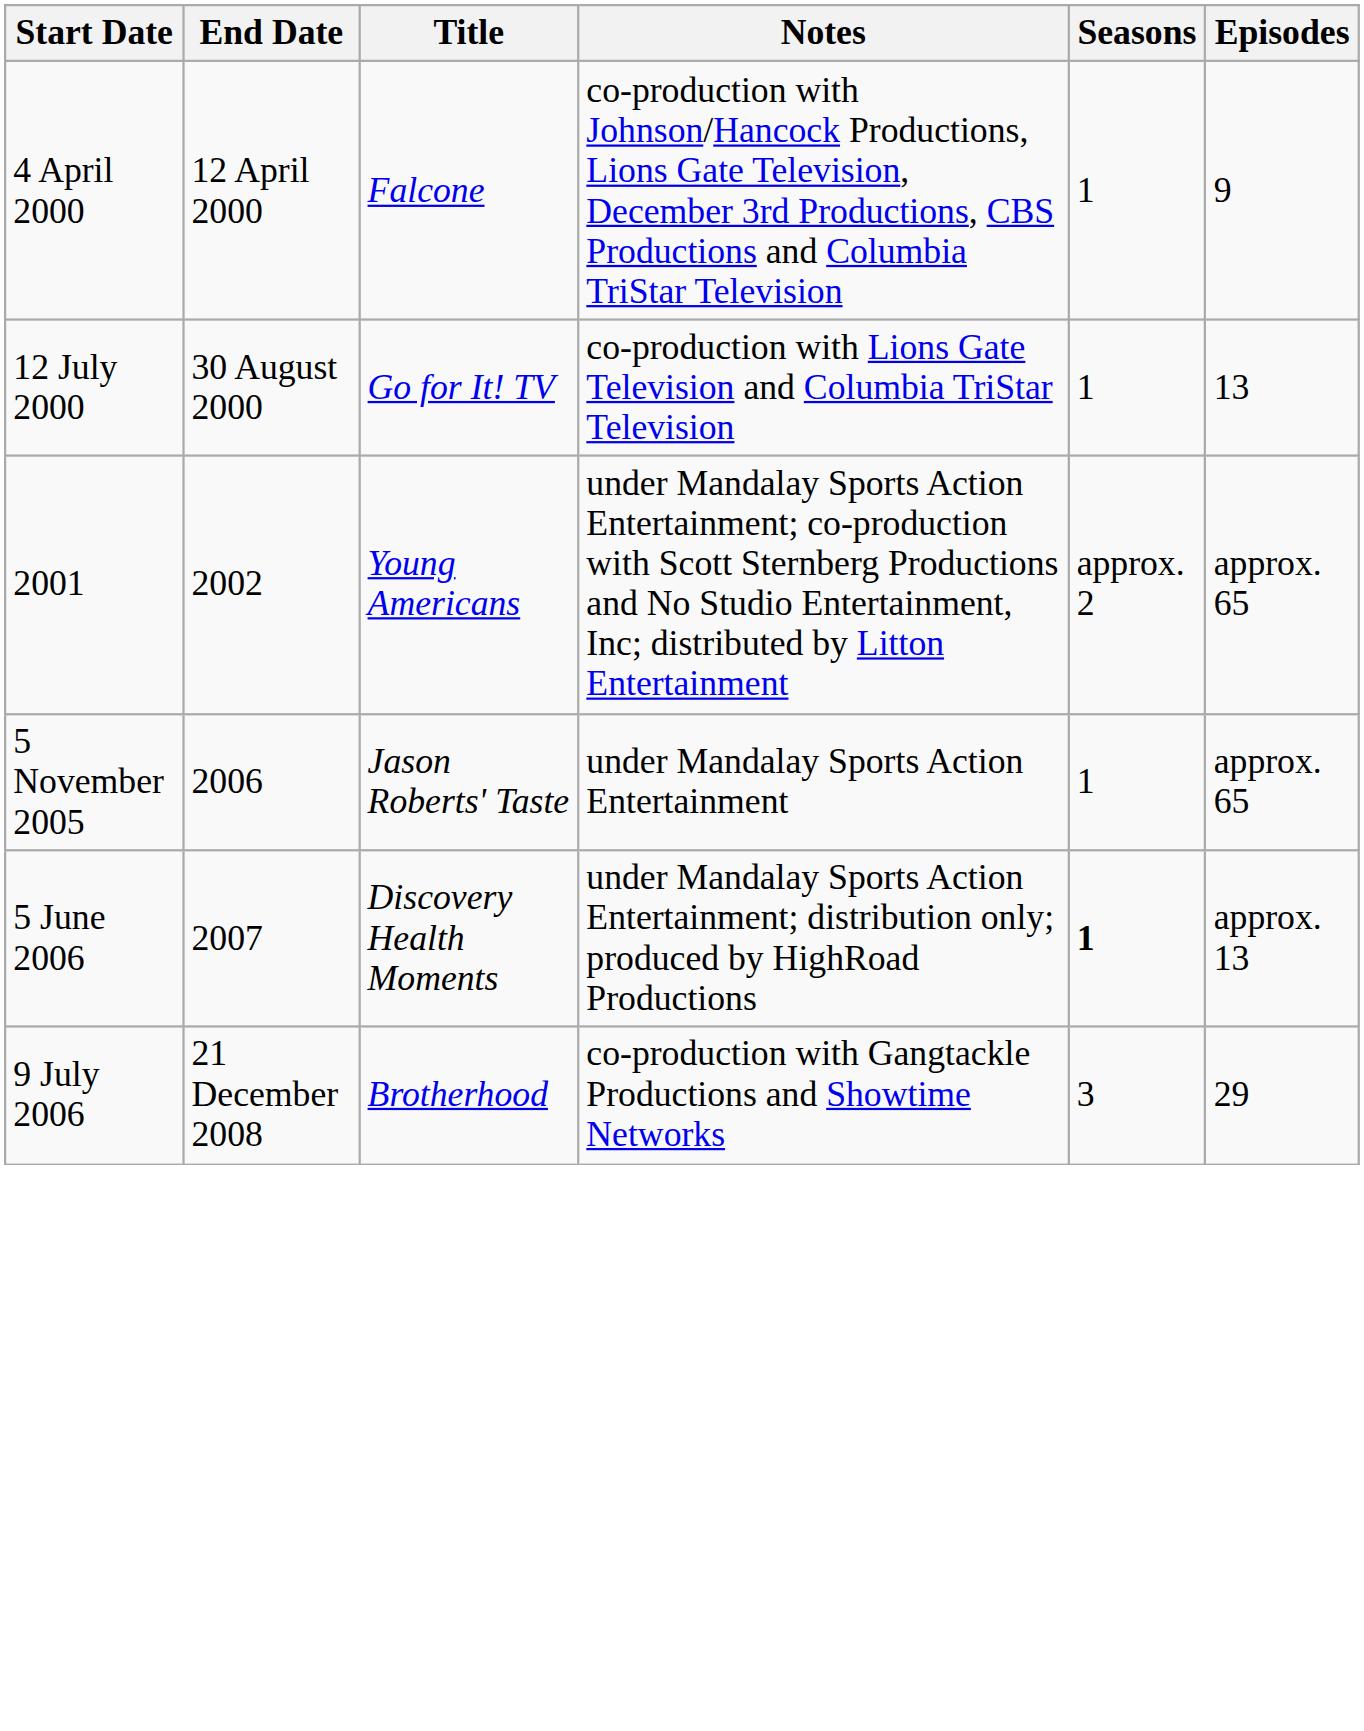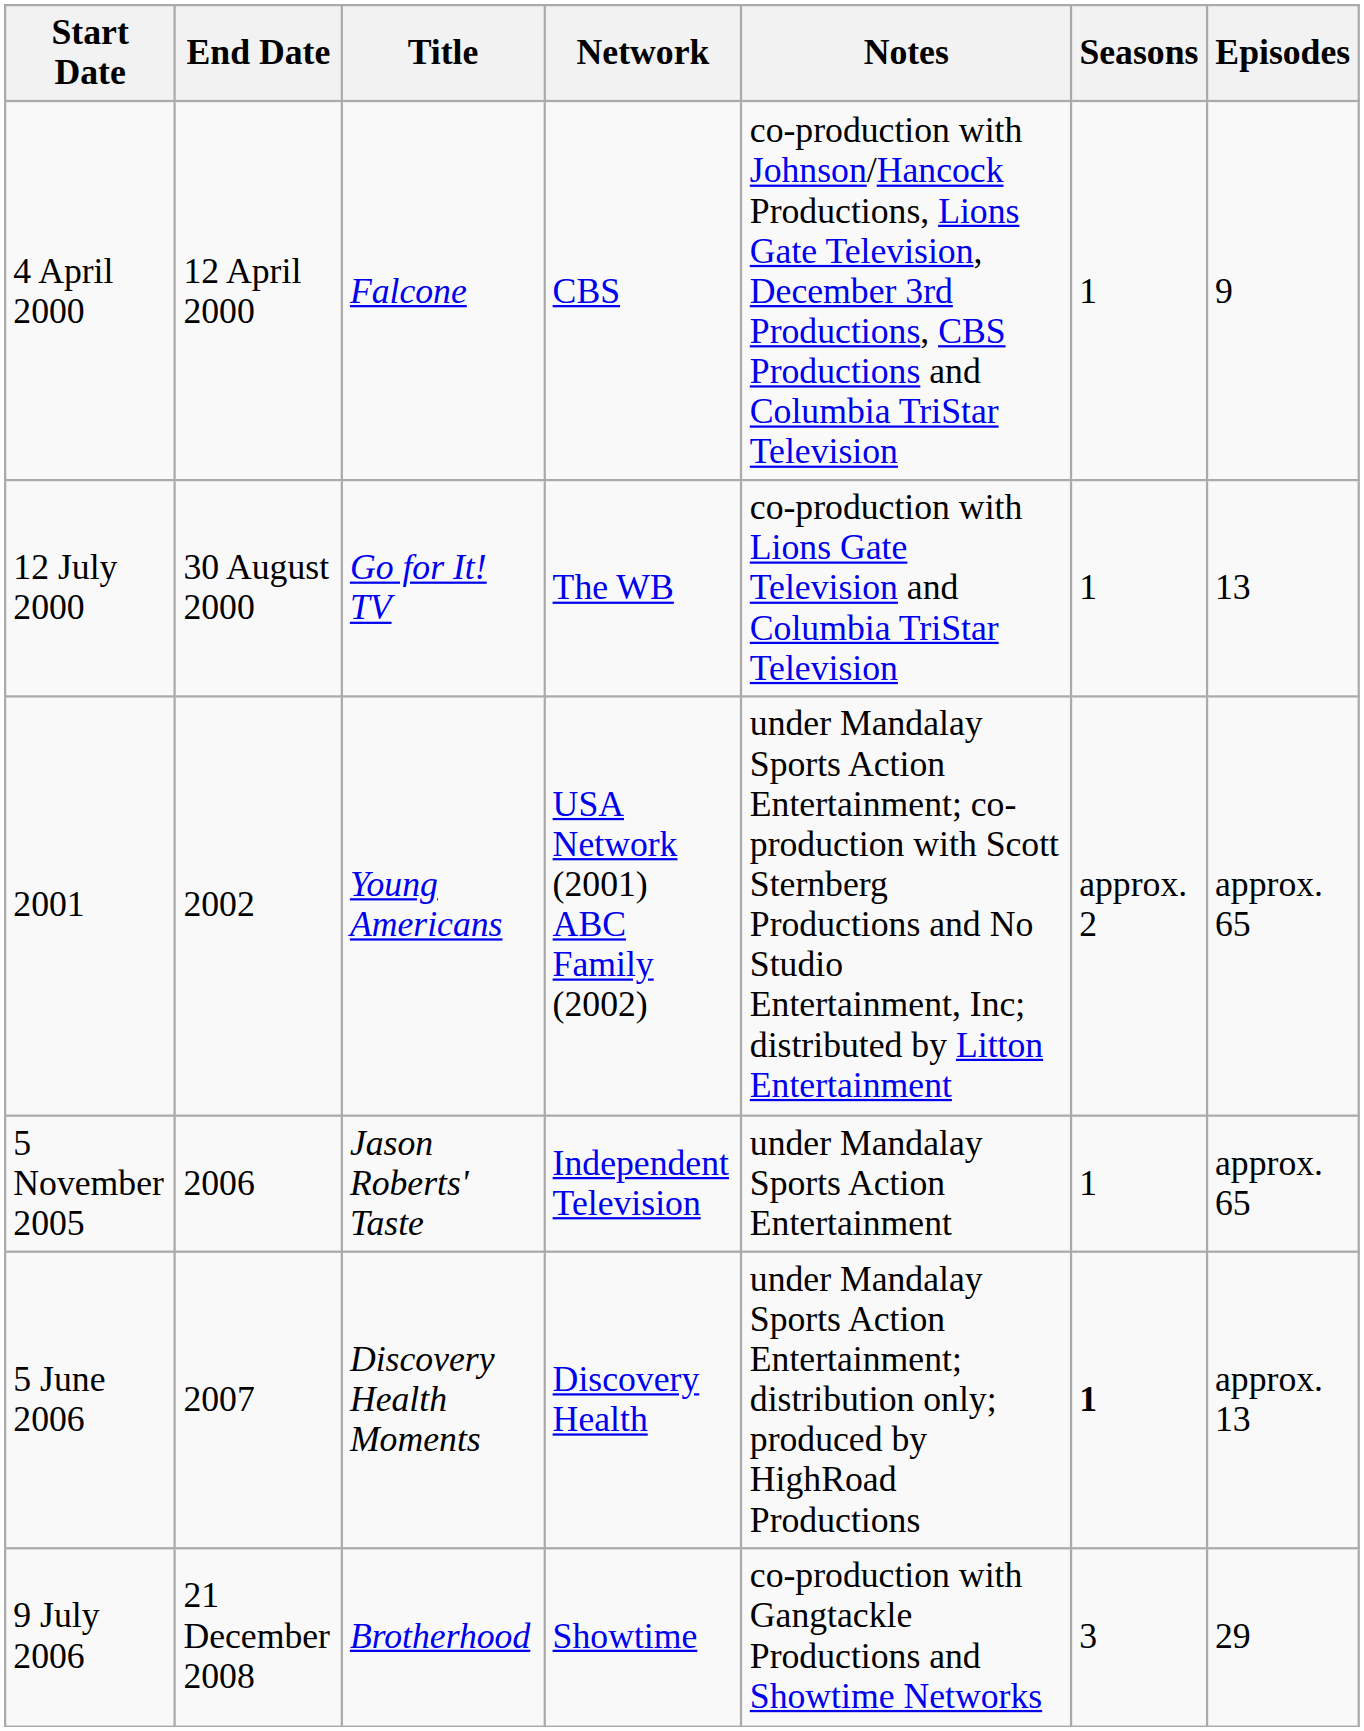+ column: (643, 52)
